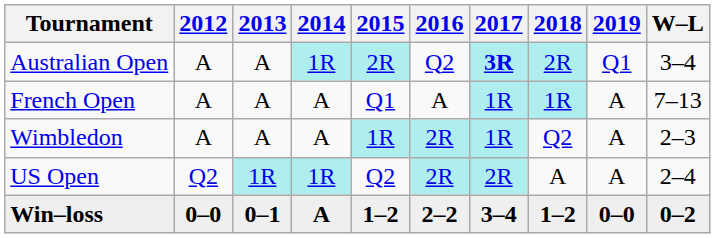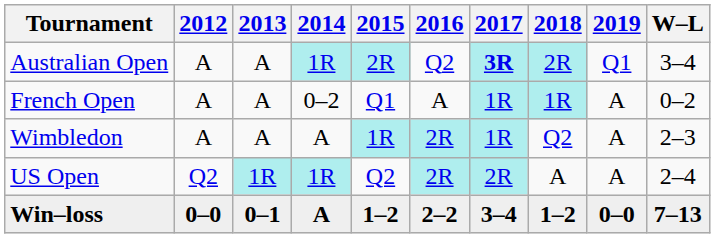(321, 99) A -> (321, 99) 0–2
(678, 99) 7–13 -> (678, 99) 0–2
(678, 213) 0–2 -> (678, 213) 7–13
